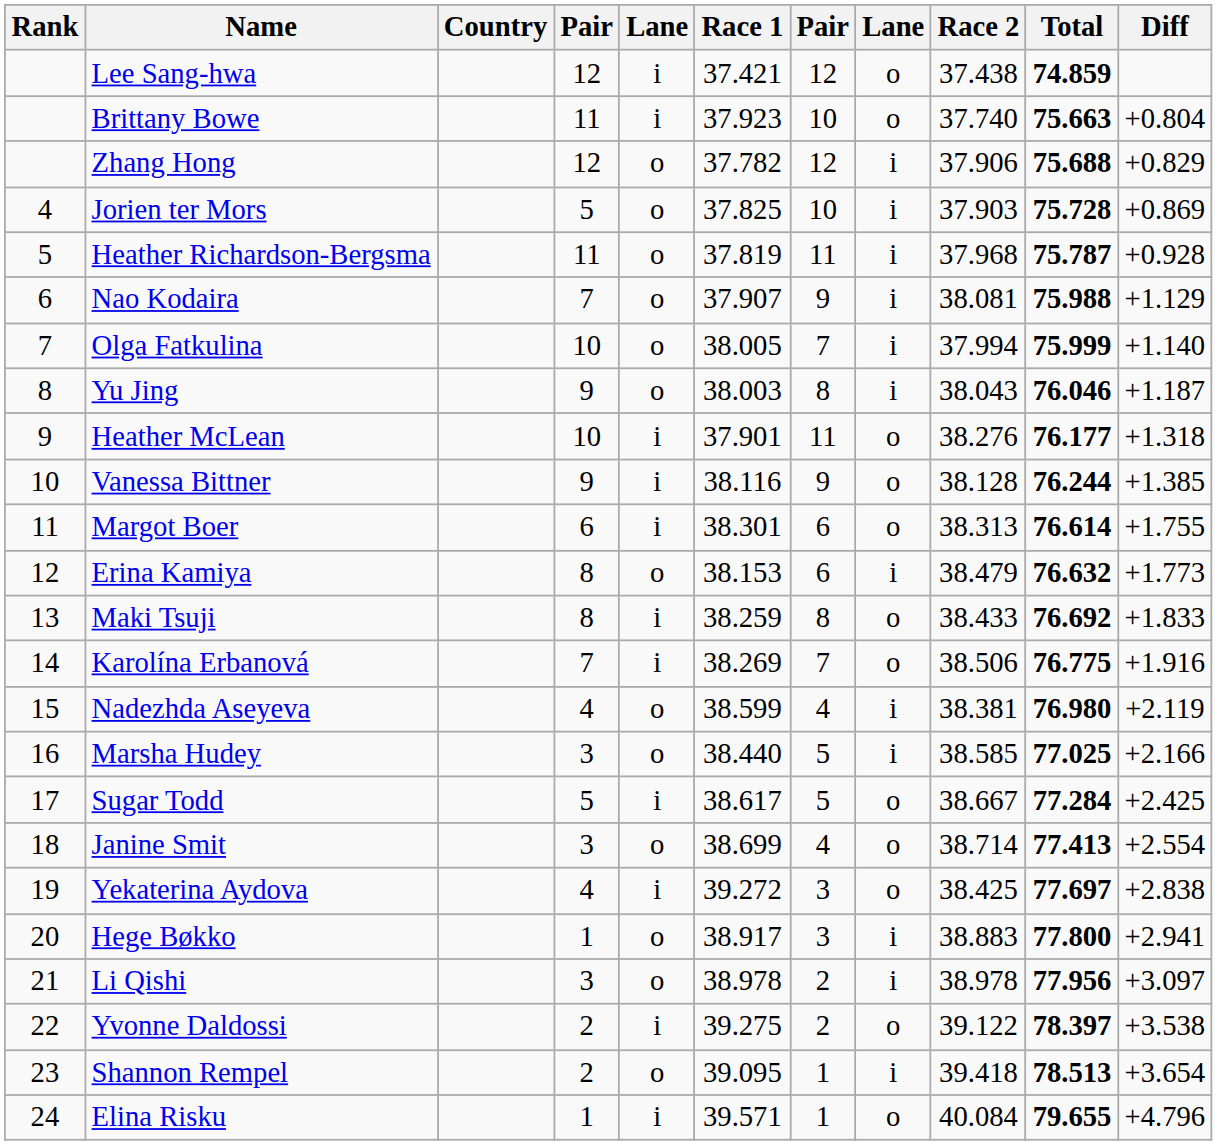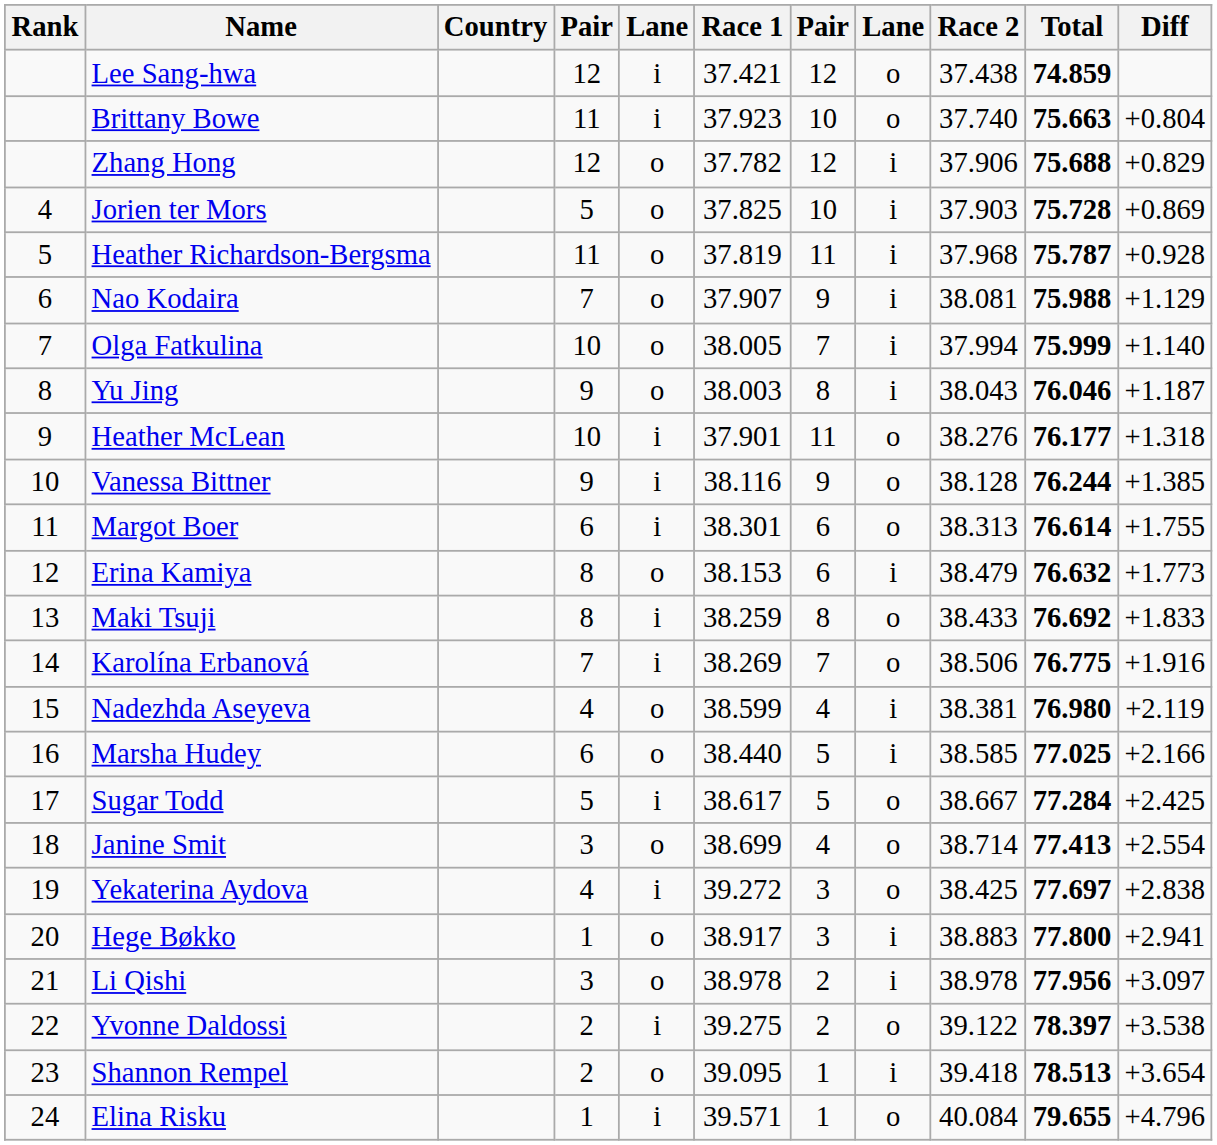(587, 753) 3 -> (587, 753) 6
